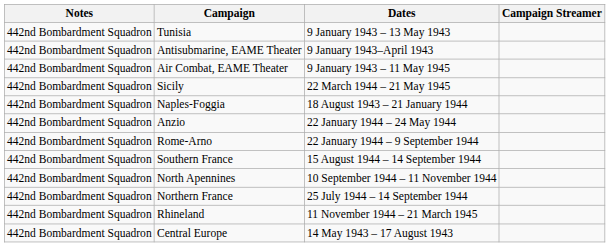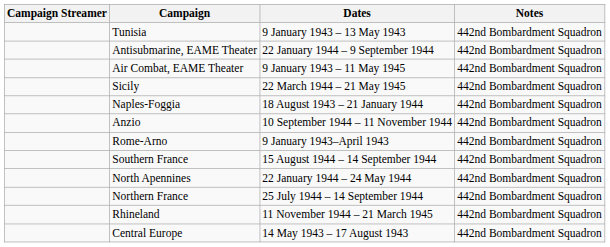columns swapped: (552, 13) <-> (79, 13)
(370, 50) 9 January 1943–April 1943 -> (348, 50) 22 January 1944 – 9 September 1944
(382, 123) 22 January 1944 – 24 May 1944 -> (357, 123) 10 September 1944 – 11 November 1944
(393, 141) 22 January 1944 – 9 September 1944 -> (325, 141) 9 January 1943–April 1943
(402, 178) 10 September 1944 – 11 November 1944 -> (337, 178) 22 January 1944 – 24 May 1944
